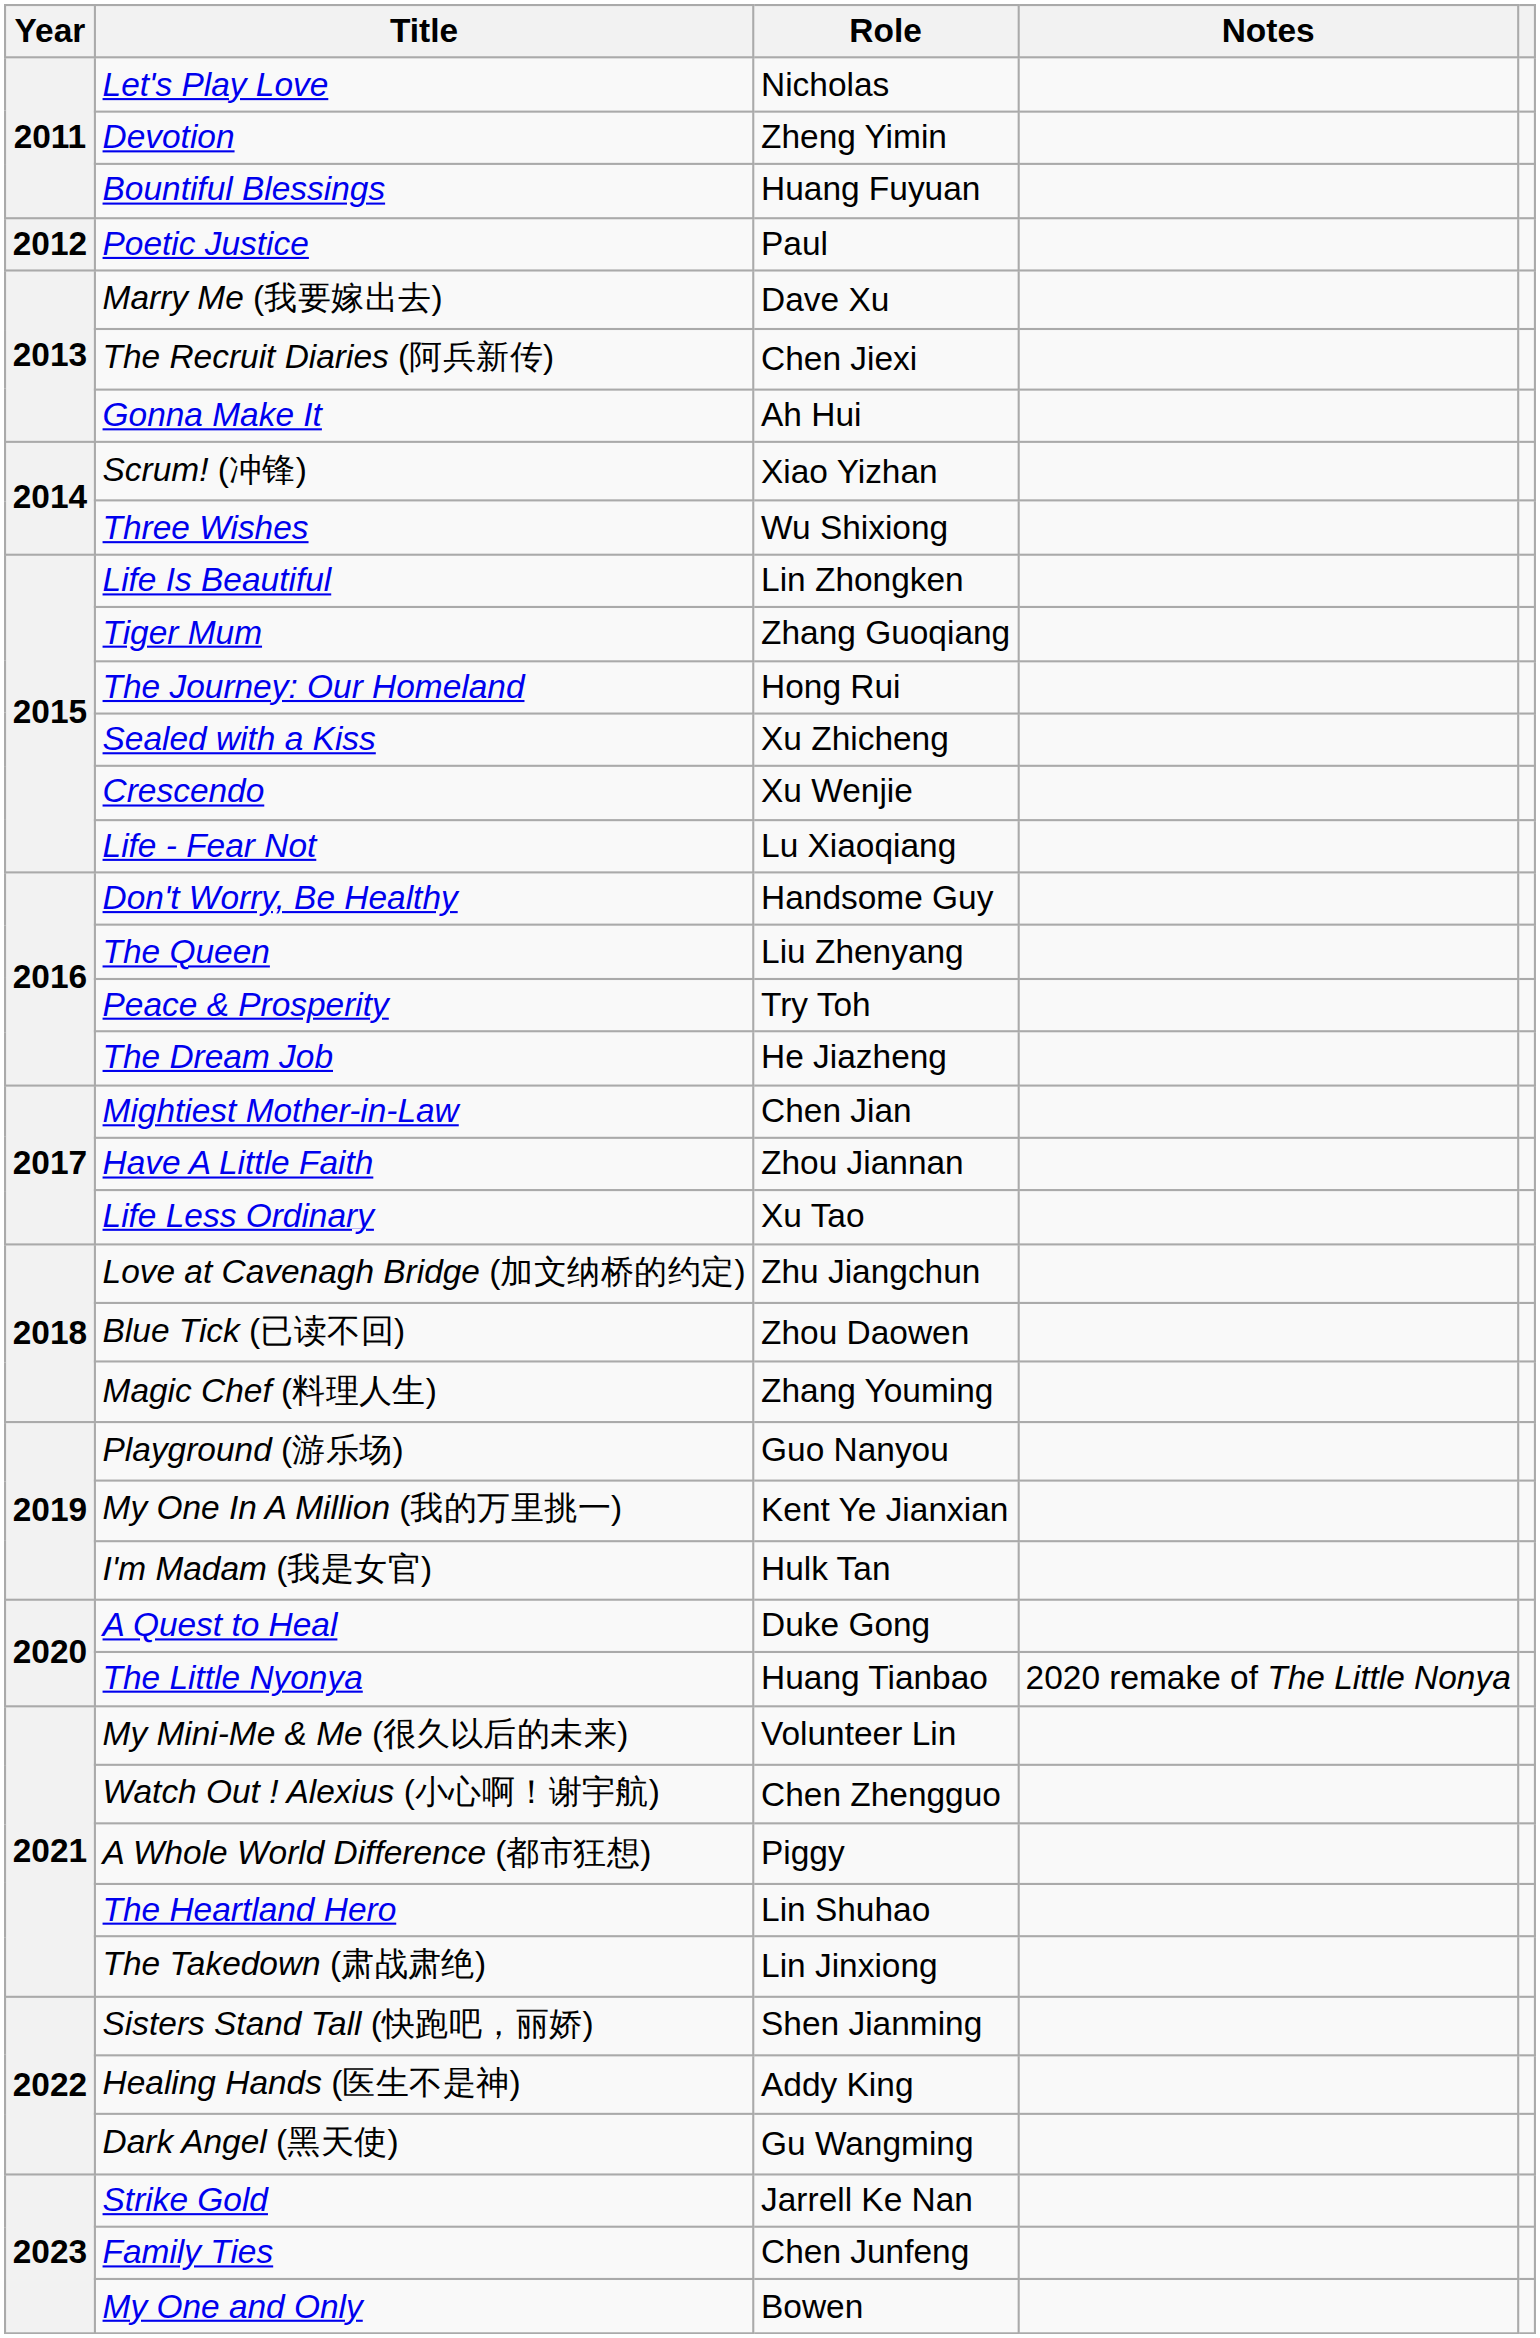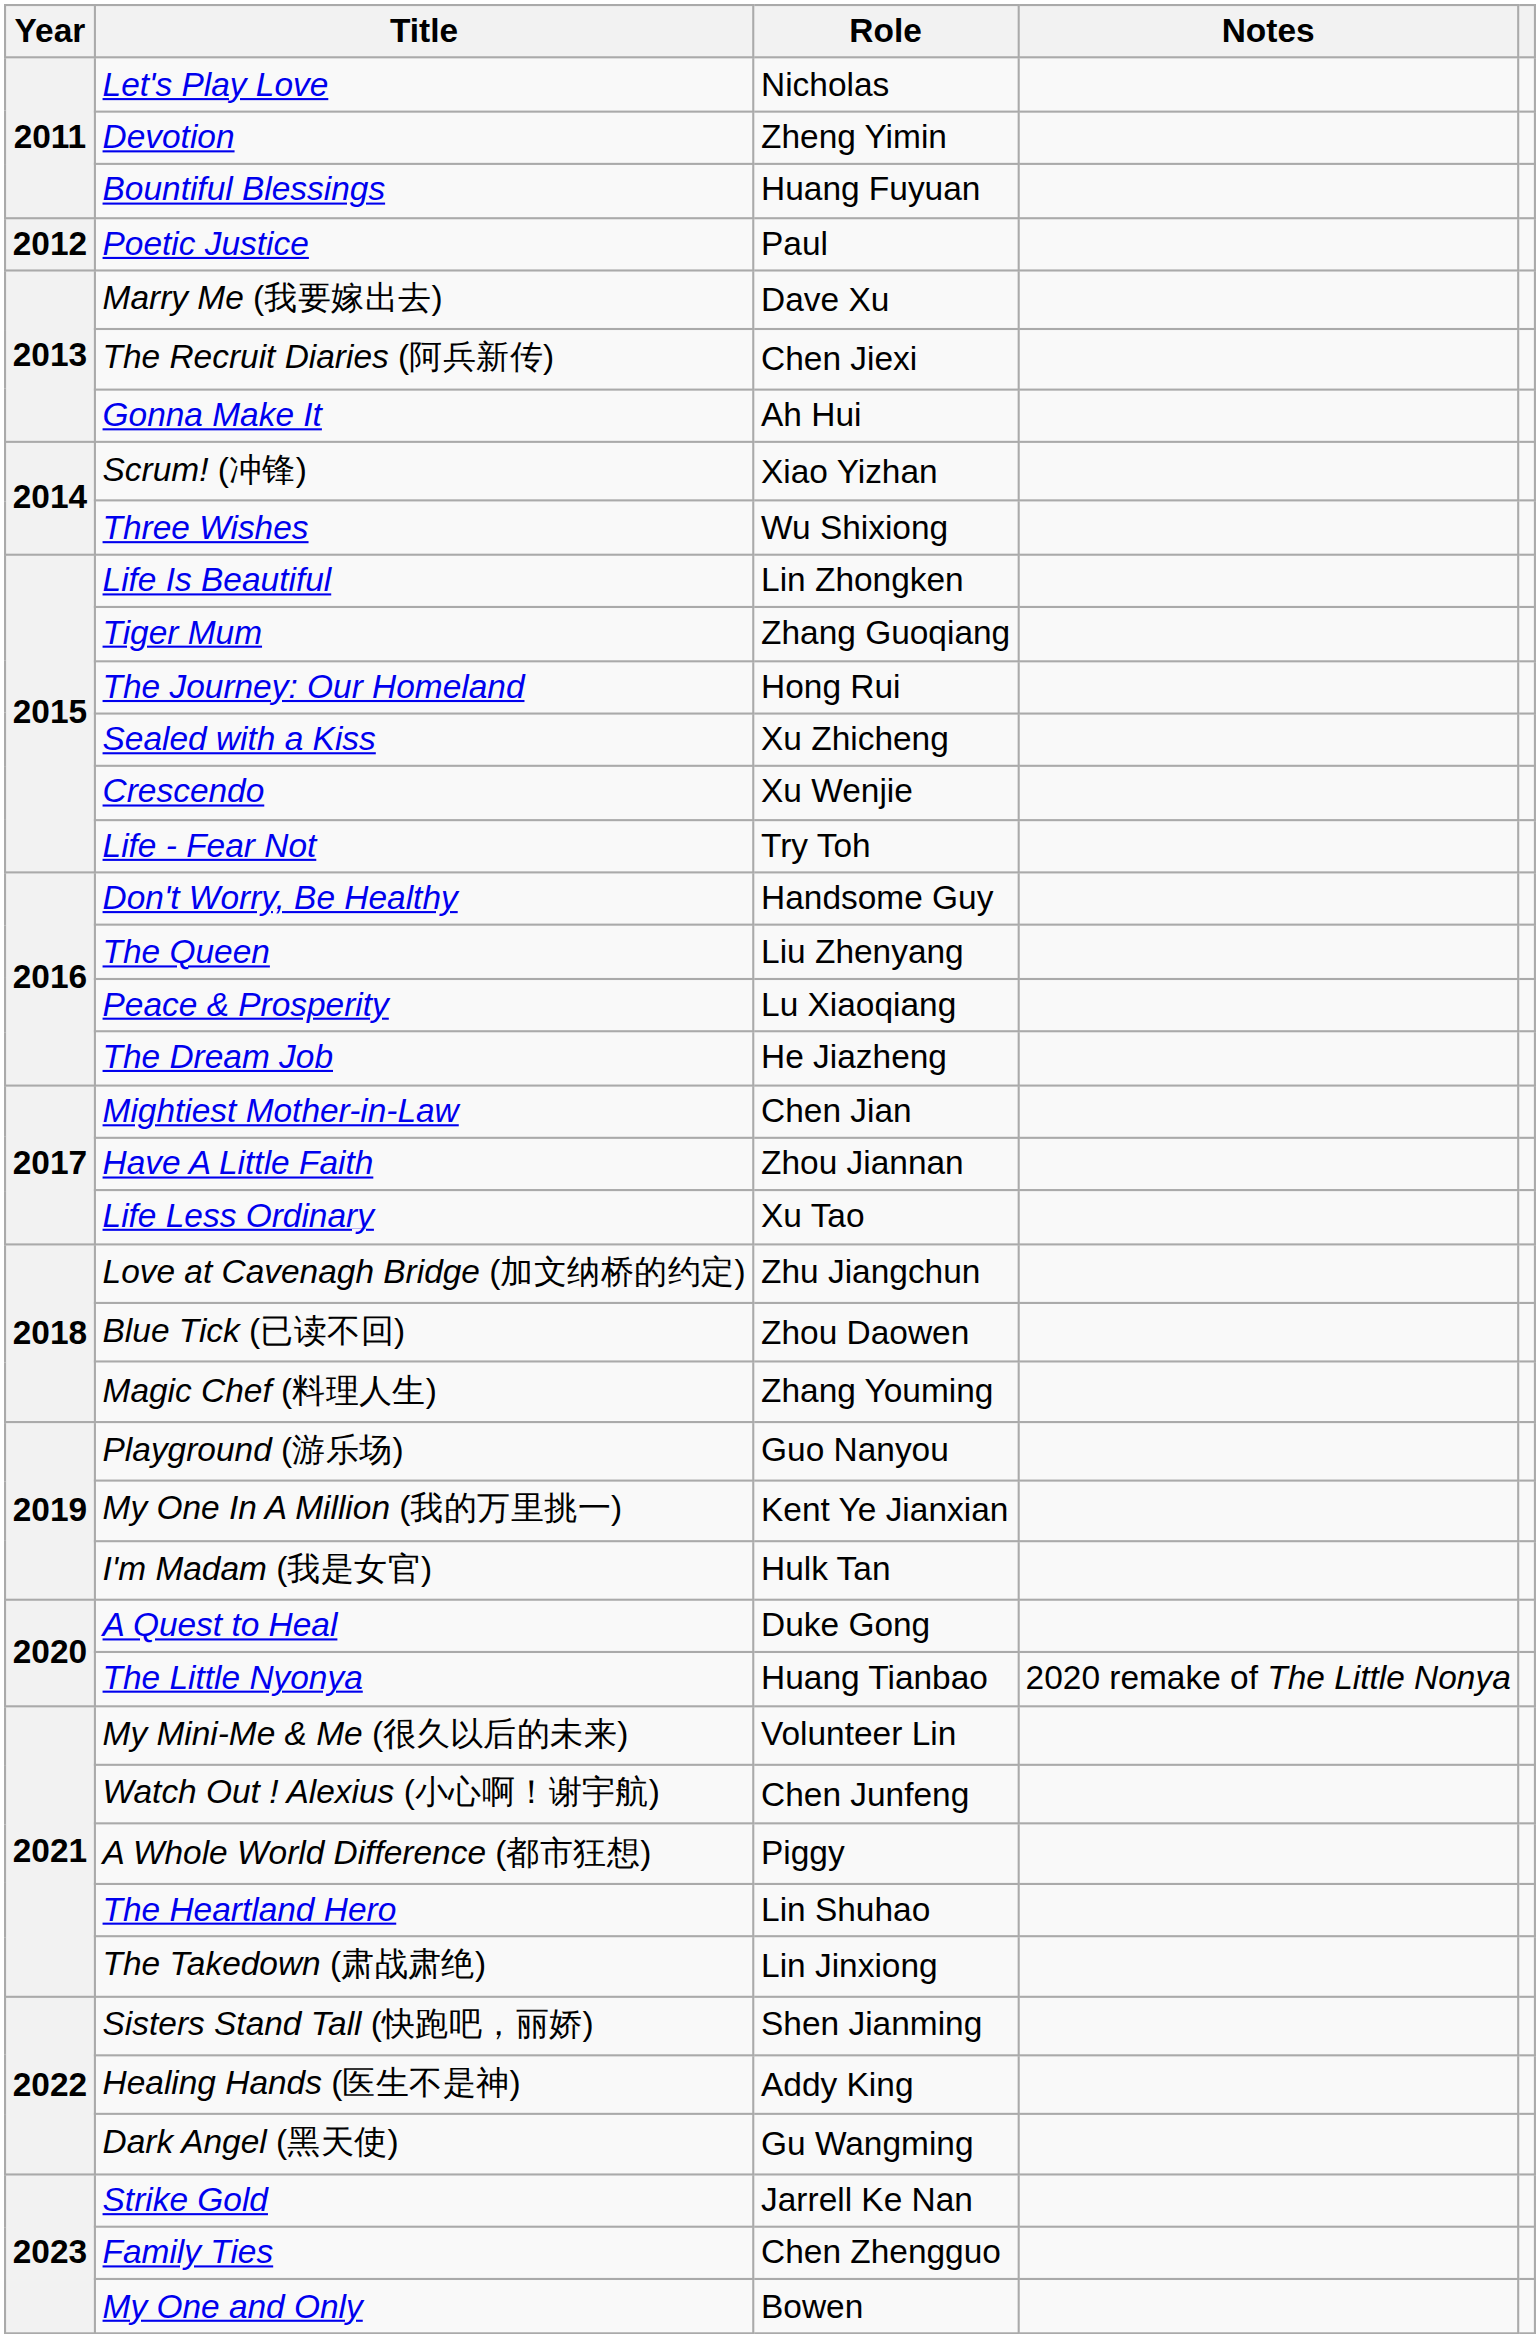(859, 845) Lu Xiaoqiang -> (816, 845) Try Toh
(816, 1004) Try Toh -> (859, 1004) Lu Xiaoqiang
(881, 1793) Chen Zhengguo -> (865, 1793) Chen Junfeng
(865, 2252) Chen Junfeng -> (881, 2252) Chen Zhengguo
